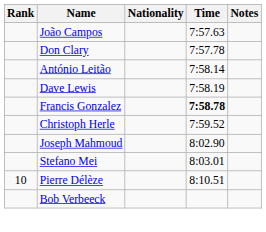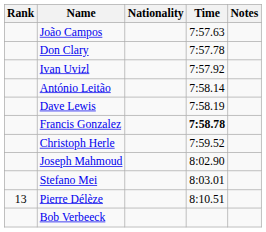+ row: (65, 69)
(21, 180) 10 -> (21, 198) 13
